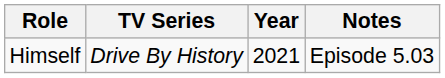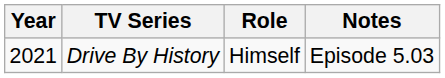columns swapped: (276, 21) <-> (45, 21)
